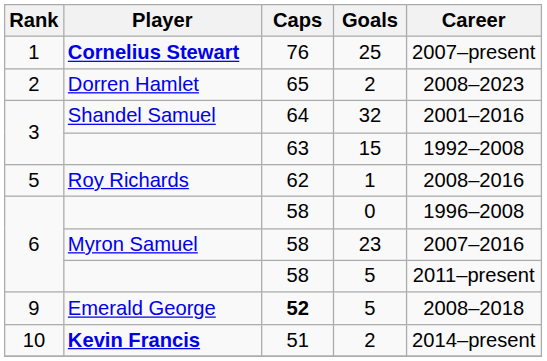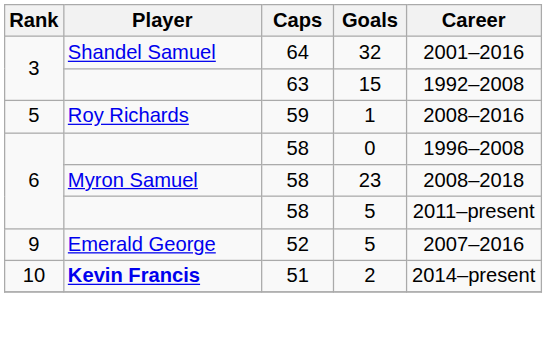- row: (154, 52)
- row: (133, 84)
(298, 180) 62 -> (298, 116) 59
(474, 244) 2007–2016 -> (474, 180) 2008–2018
(298, 308) bold -> (298, 244) normal
(474, 308) 2008–2018 -> (474, 244) 2007–2016
